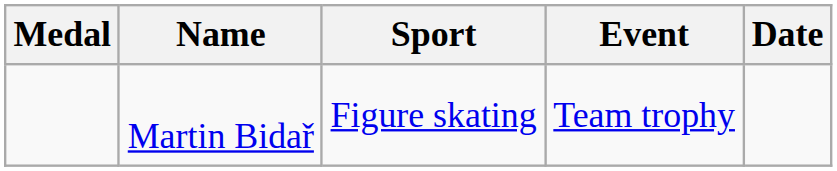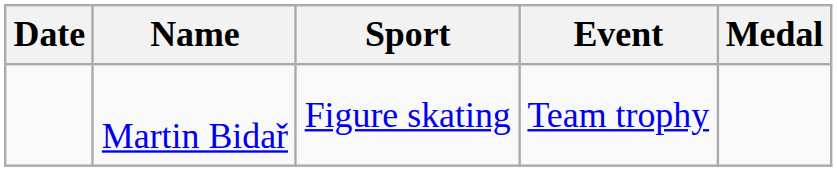columns swapped: (62, 34) <-> (787, 34)
